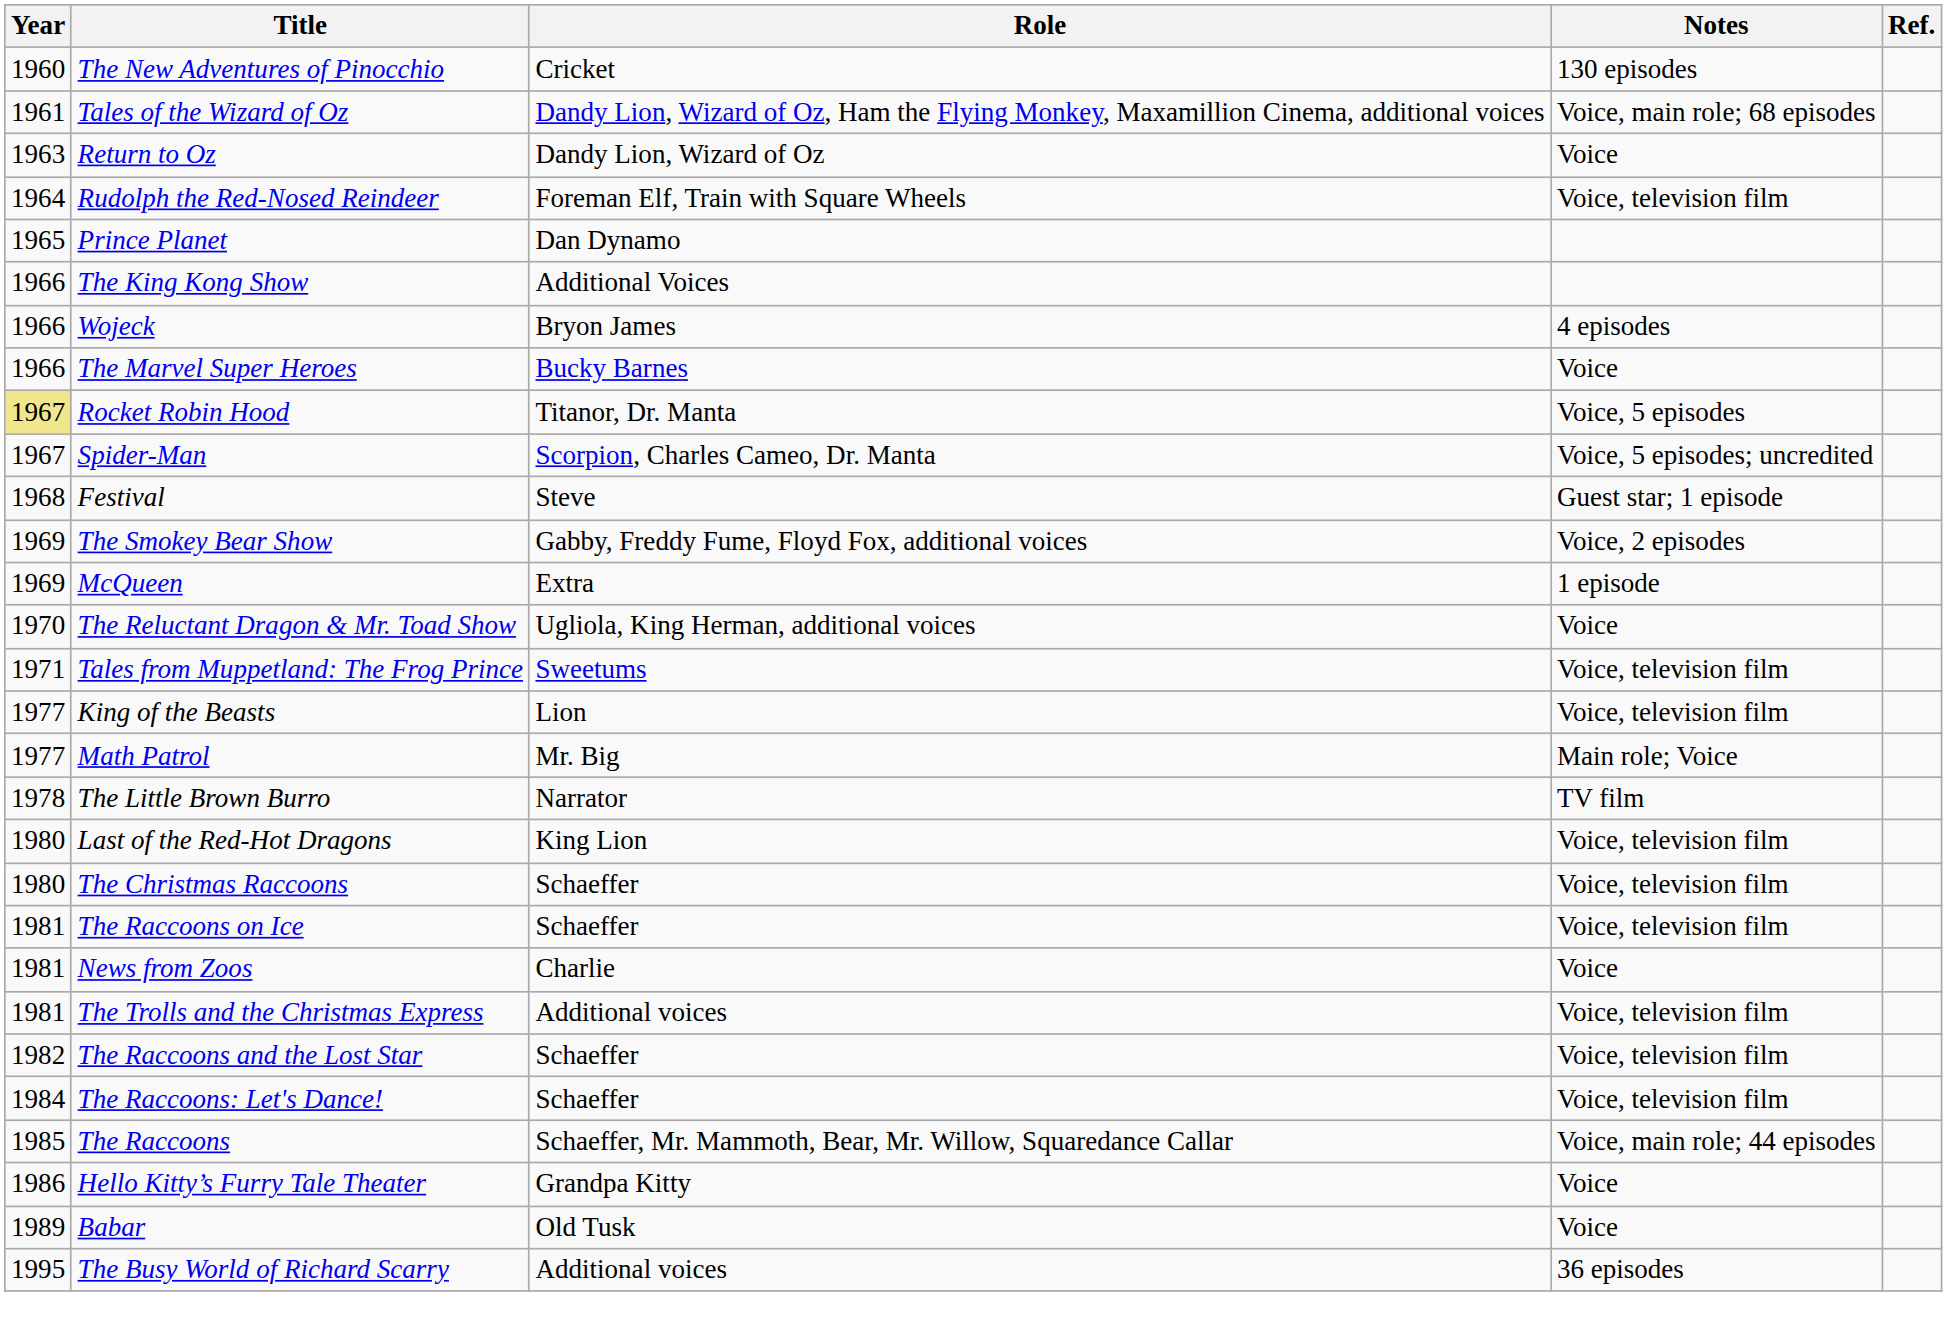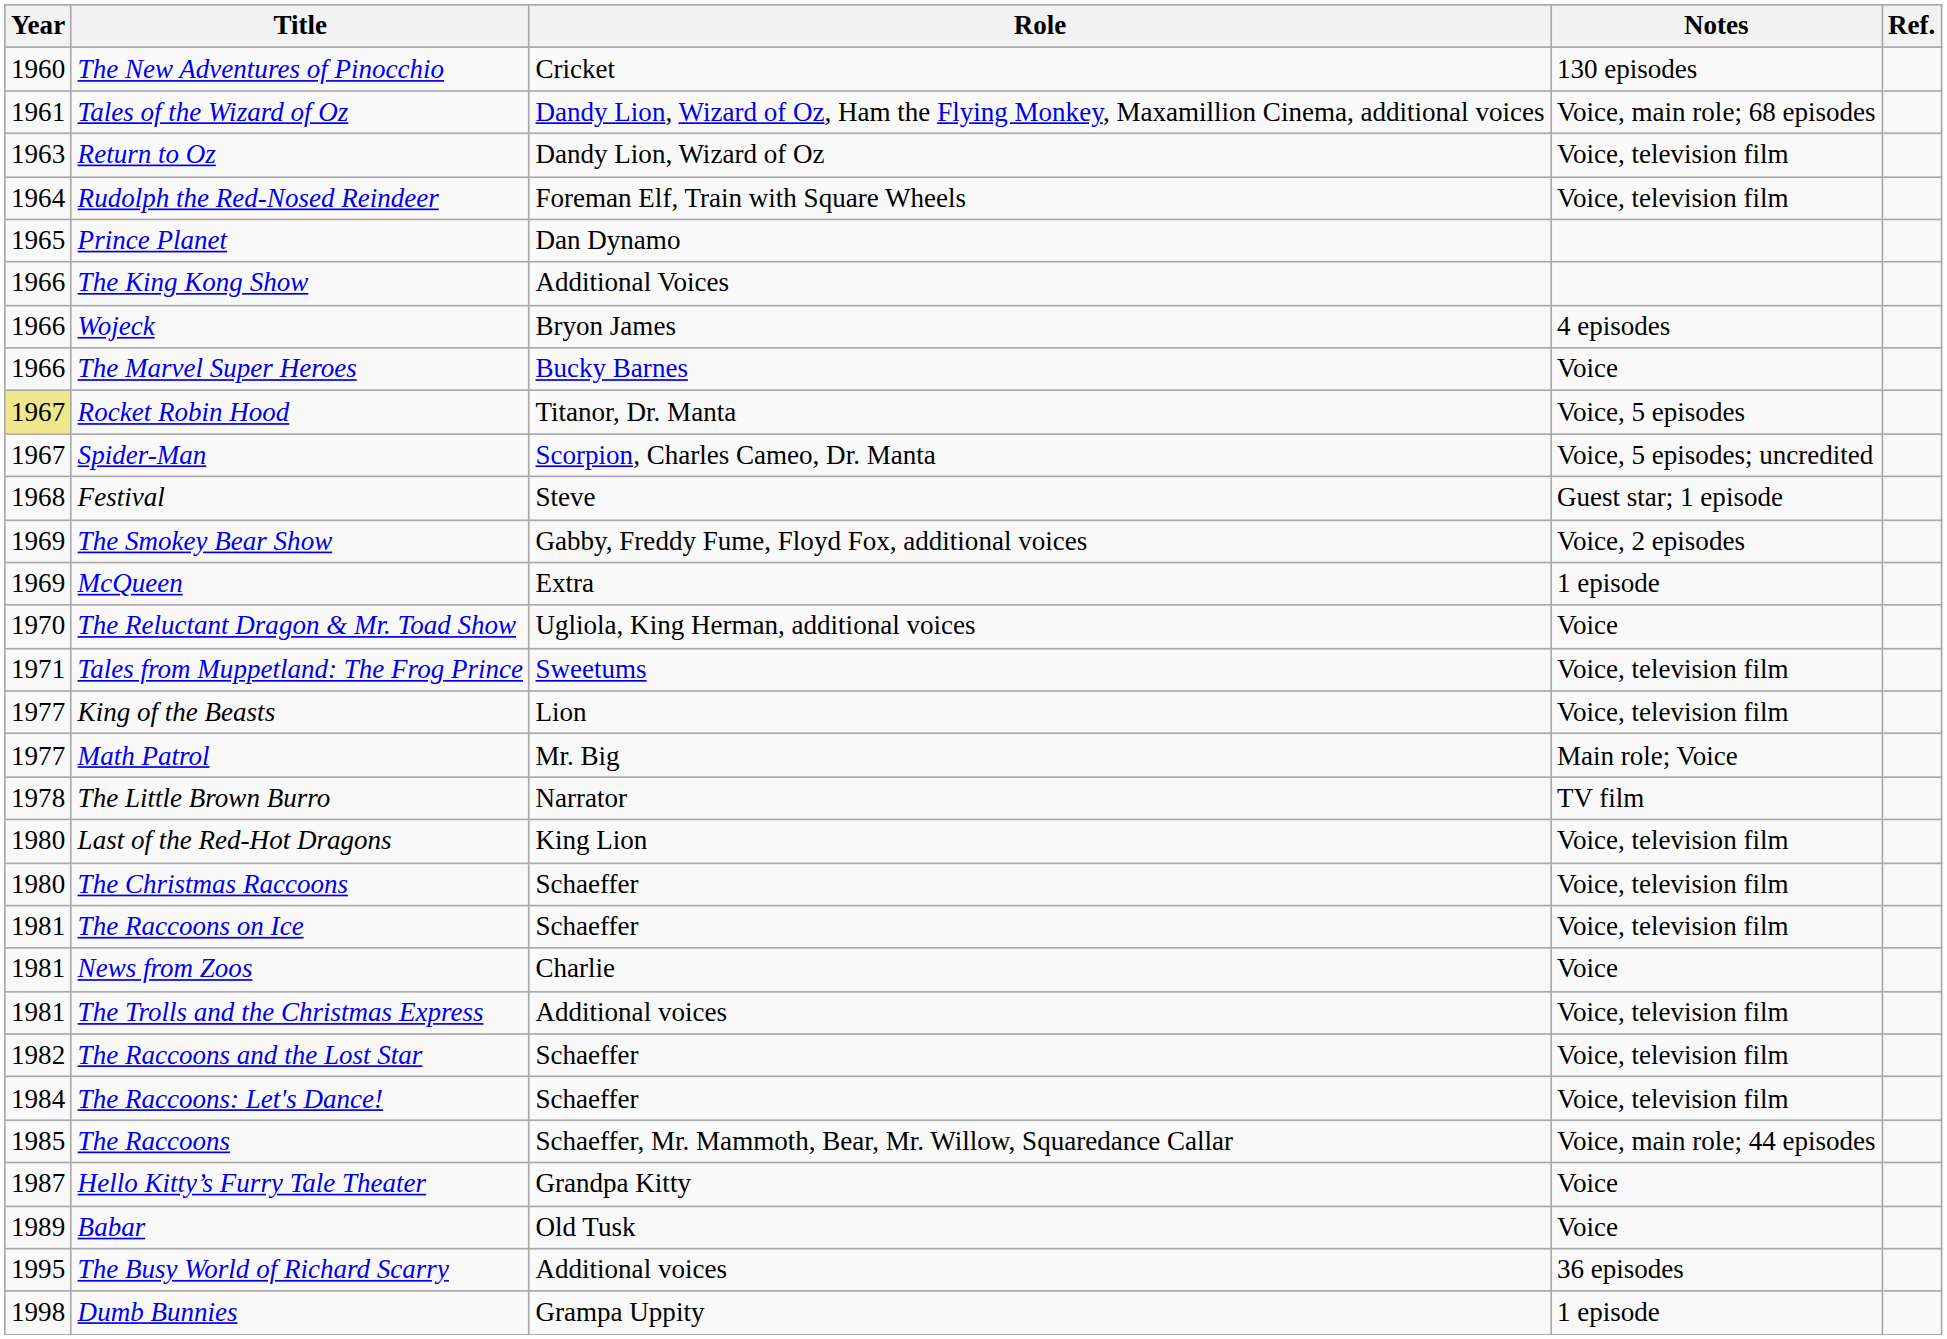(1587, 154) Voice -> (1673, 154) Voice, television film
(38, 1183) 1986 -> (38, 1183) 1987
+ row: (158, 1312)
